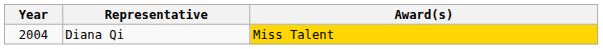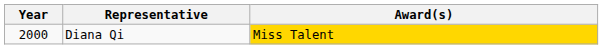(33, 34) 2004 -> (33, 34) 2000
